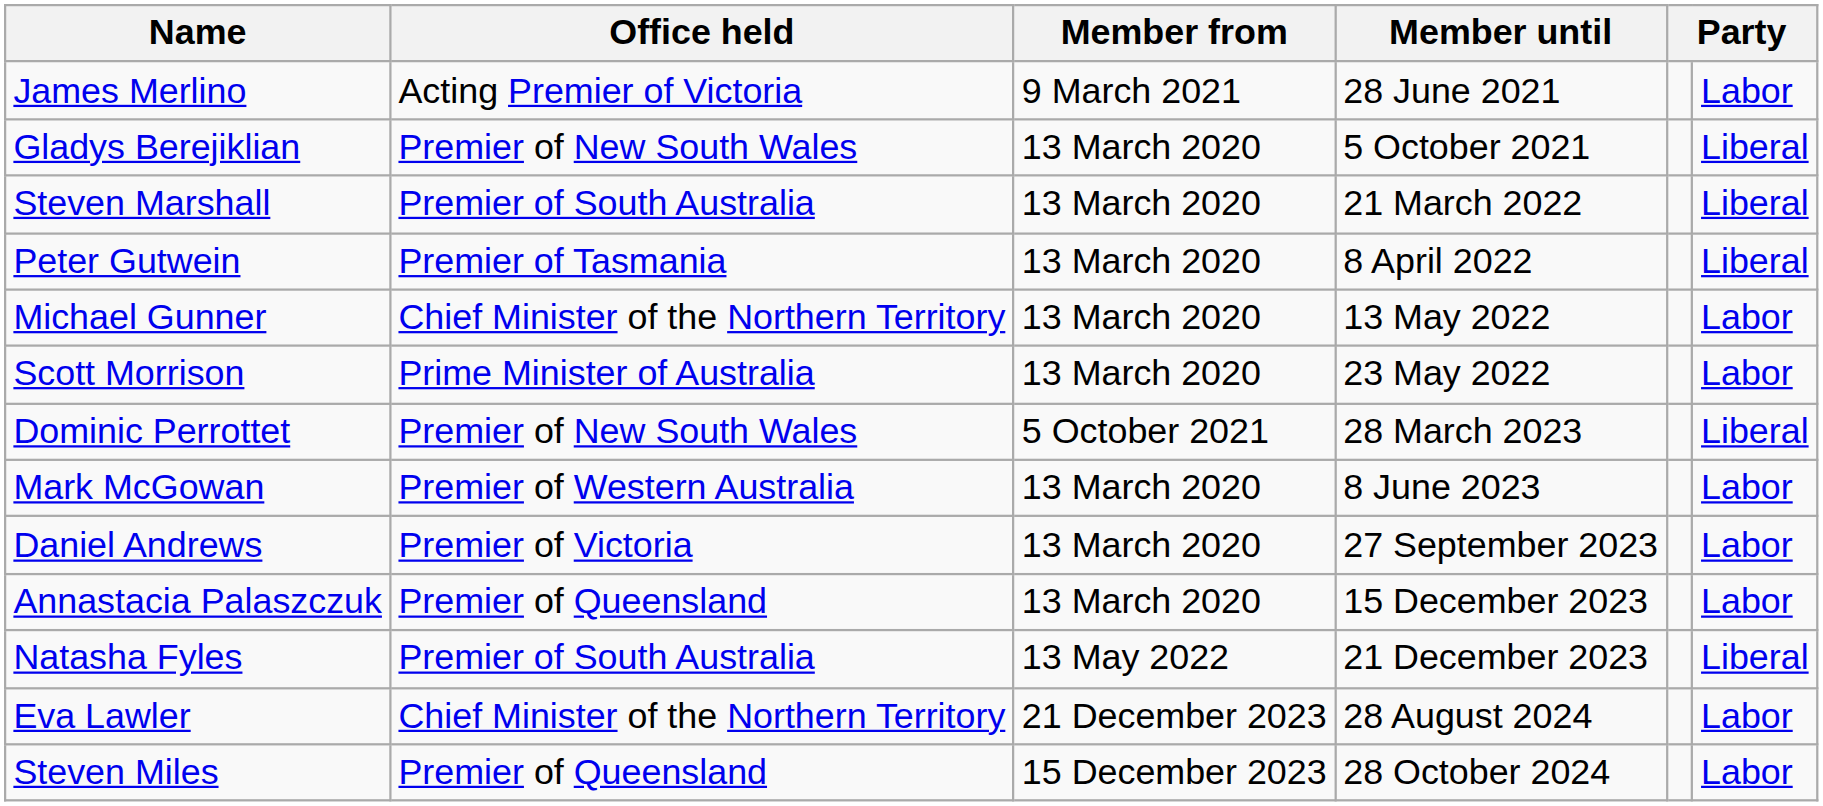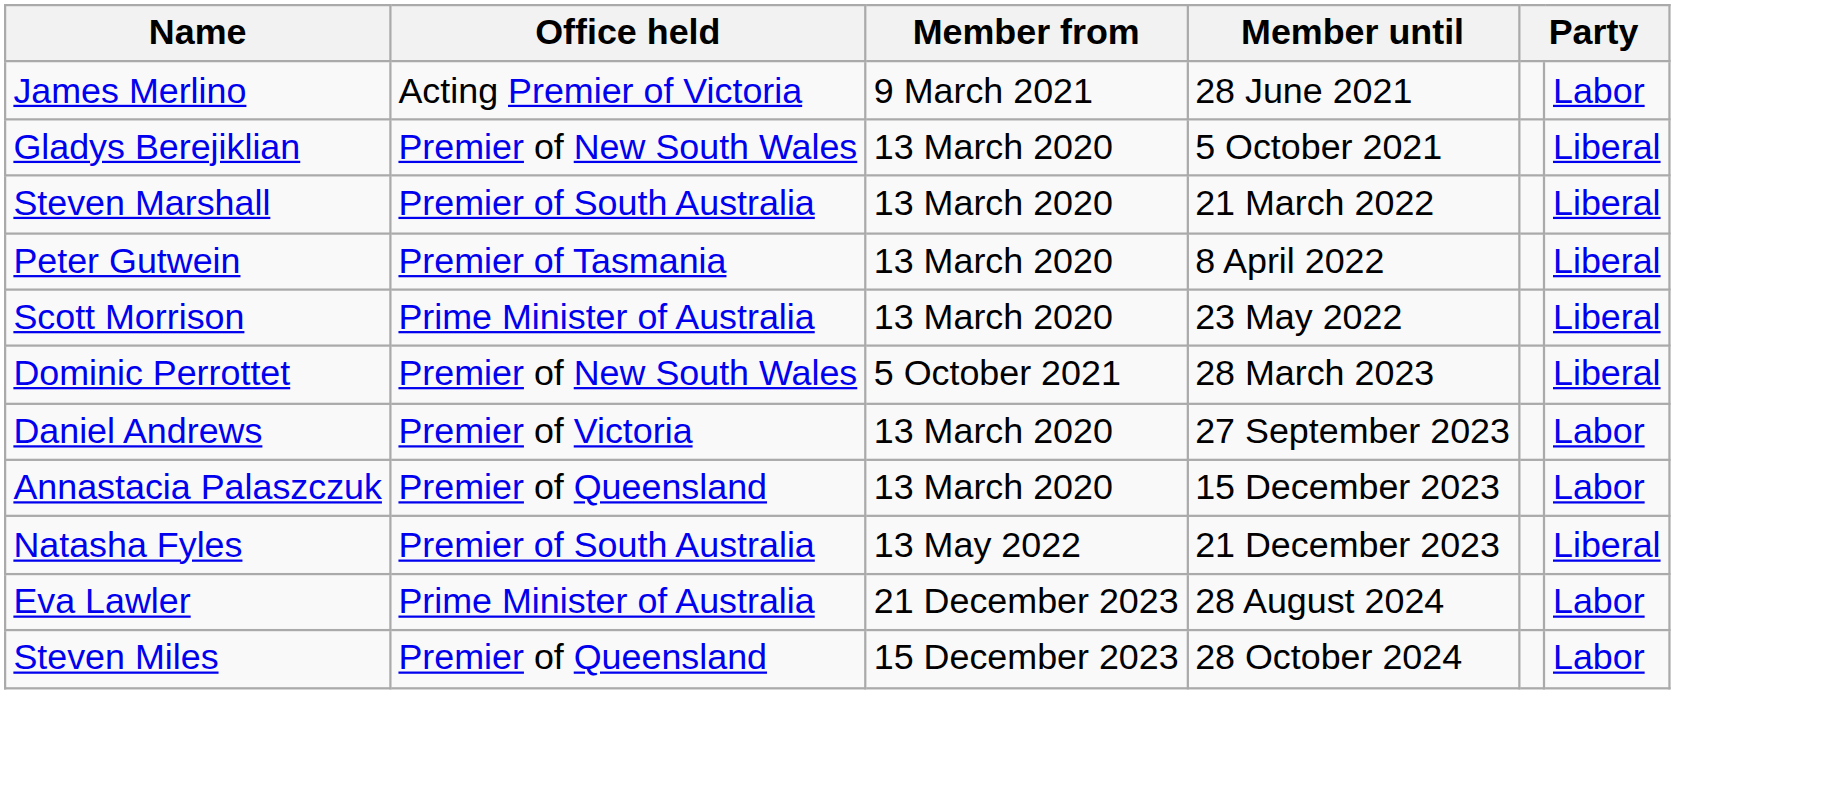- row: (140, 317)
(1747, 373) Labor -> (1607, 317) Liberal
- row: (139, 487)
(702, 715) Chief Minister of the Northern Territory -> (607, 601) Prime Minister of Australia
